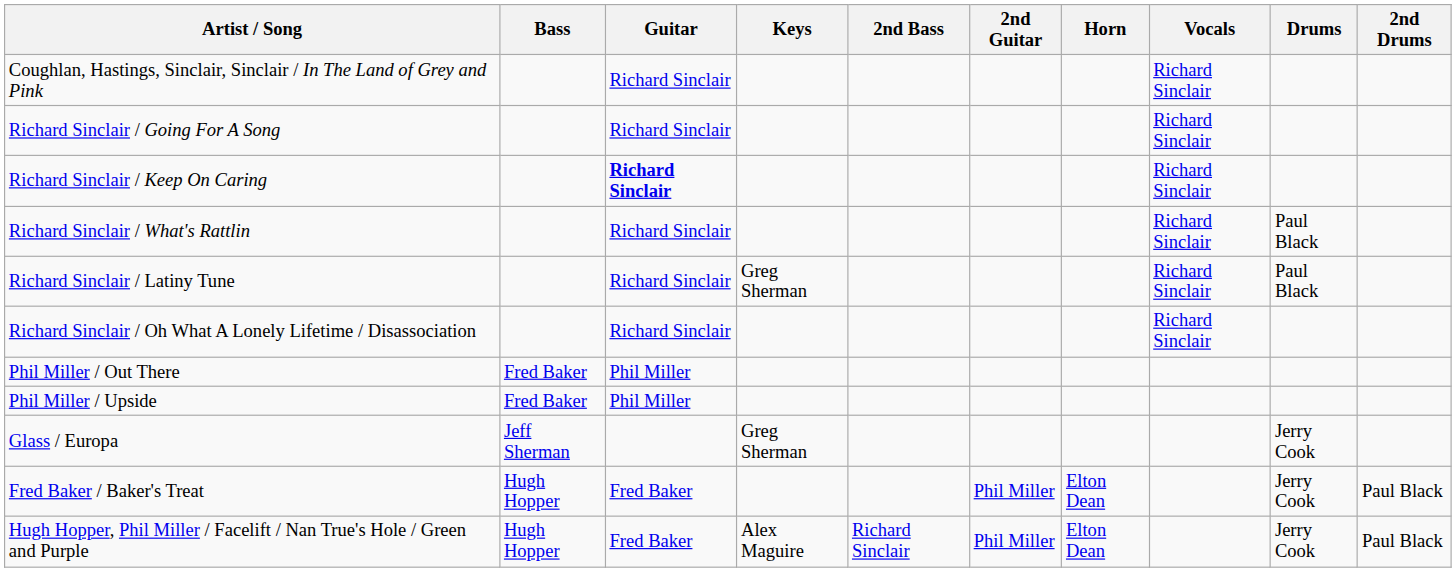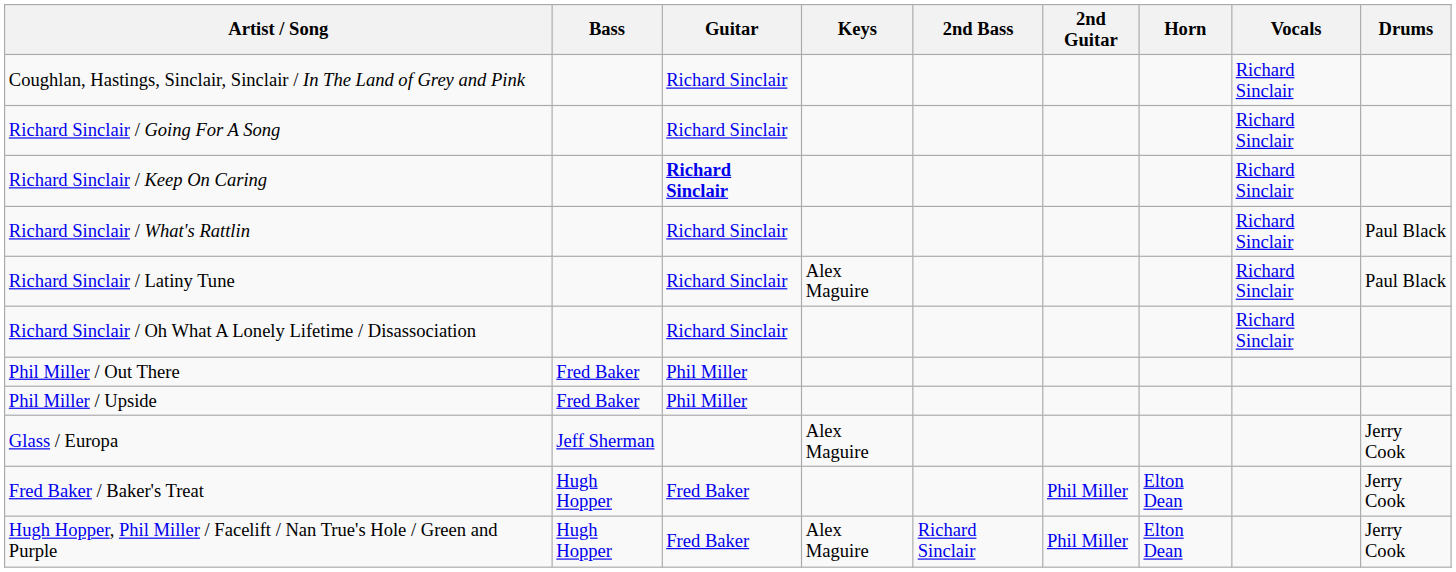- column: (1404, 29)
(774, 281) Greg Sherman -> (837, 281) Alex Maguire
(774, 440) Greg Sherman -> (837, 440) Alex Maguire
